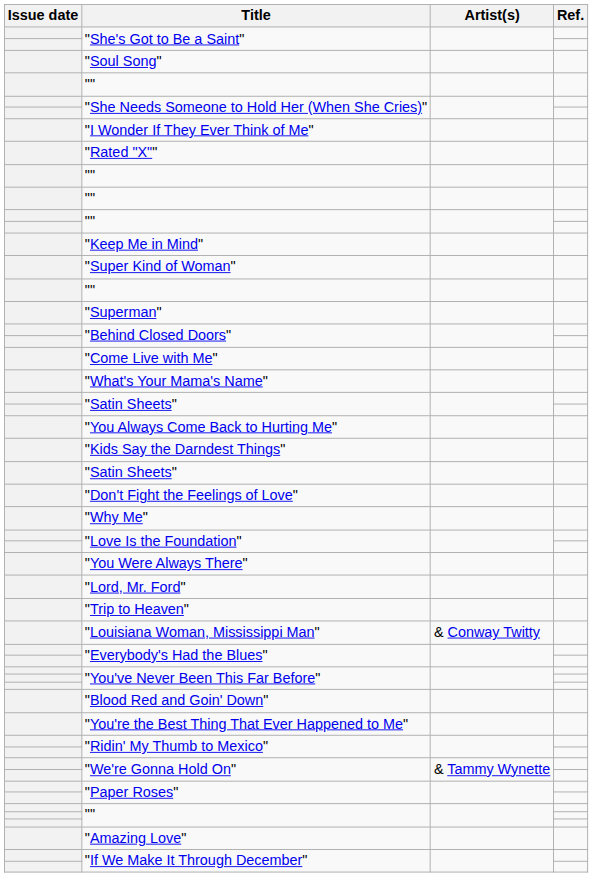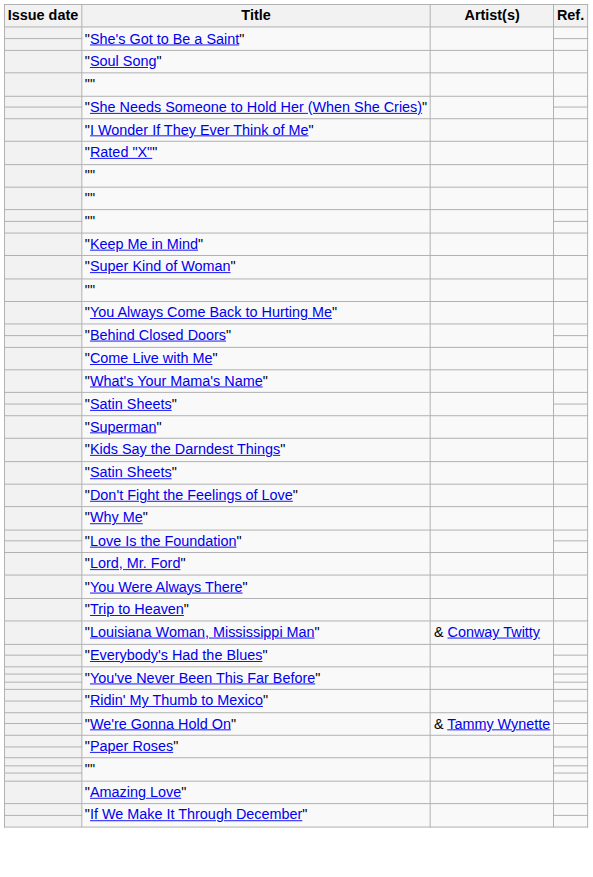rows swapped: (123, 312) <-> (211, 426)
rows swapped: (166, 564) <-> (135, 586)
- row: (177, 701)
- row: (247, 723)
